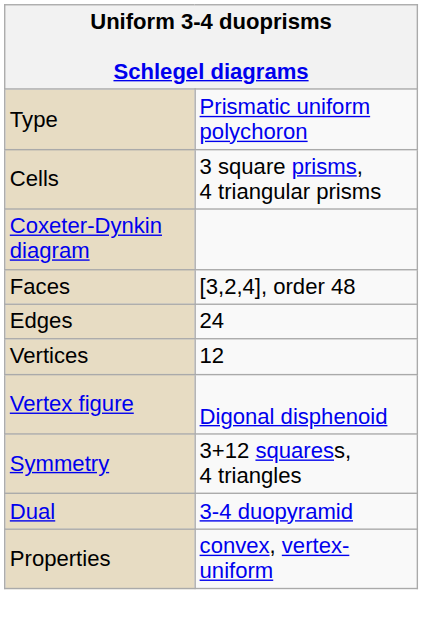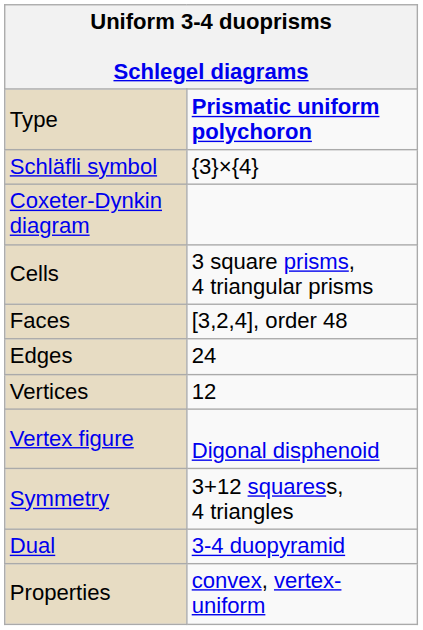(285, 119) normal -> (286, 119) bold
+ row: (83, 166)
rows swapped: (86, 238) <-> (34, 179)
